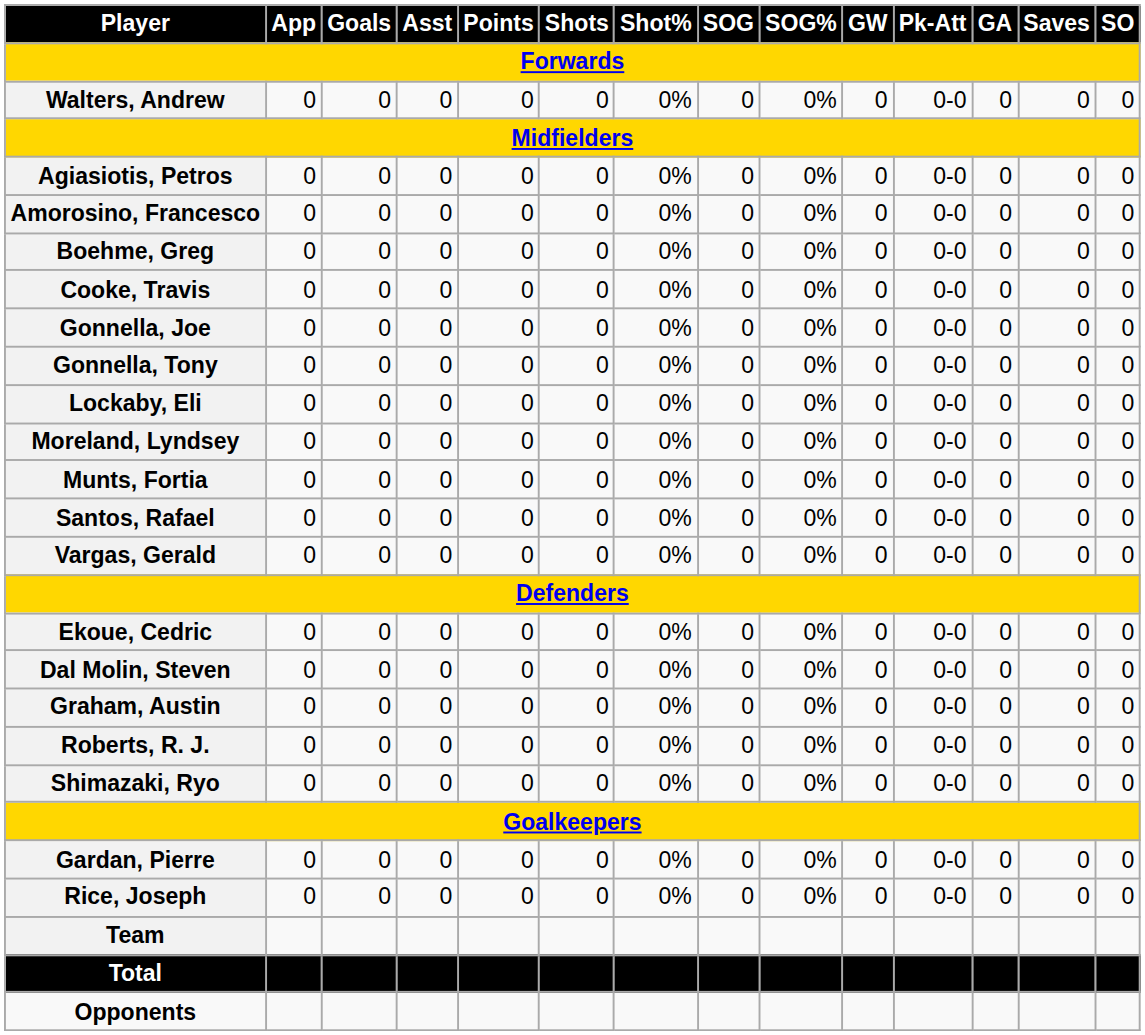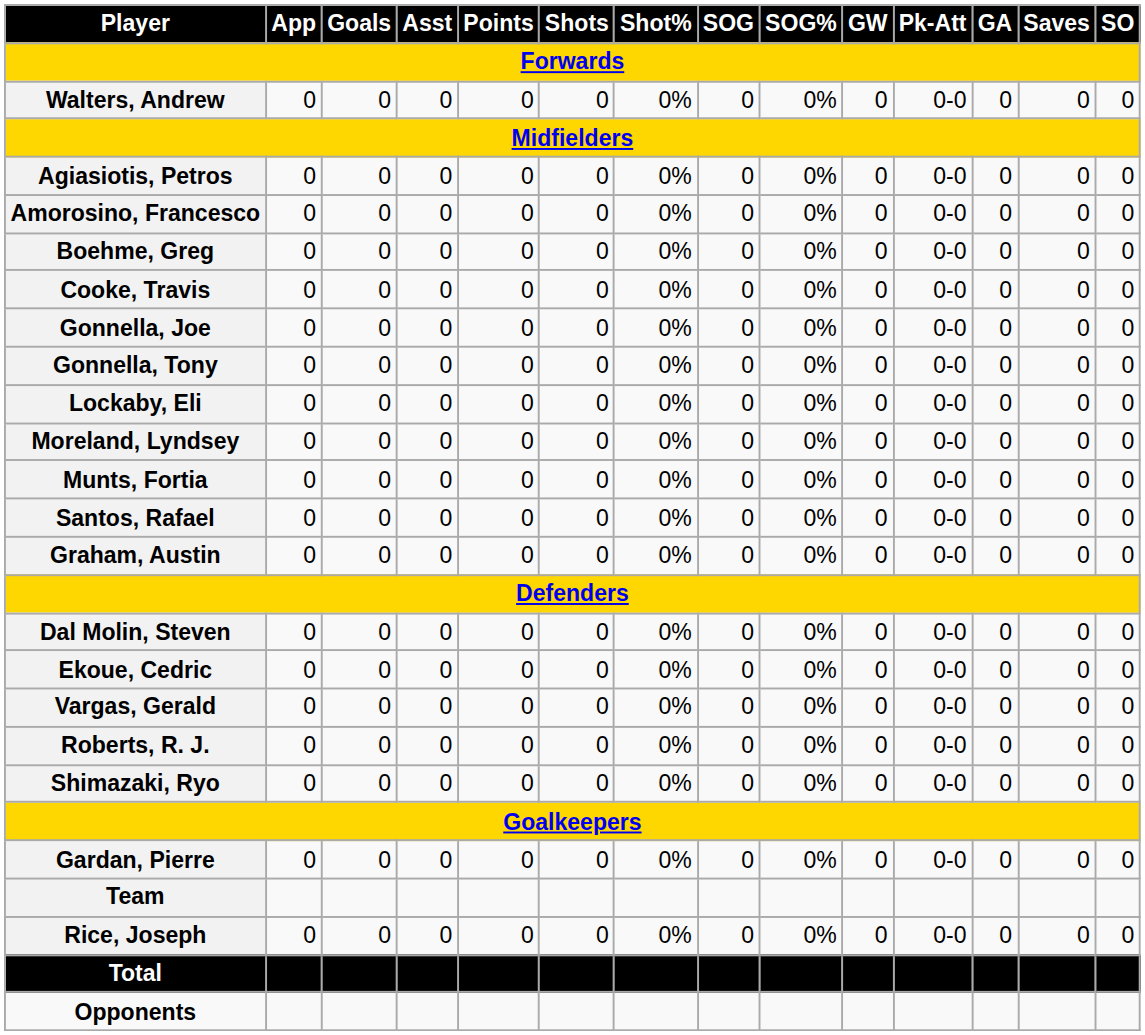rows swapped: (135, 556) <-> (135, 708)
rows swapped: (135, 670) <-> (135, 632)
rows swapped: (135, 897) <-> (135, 935)
